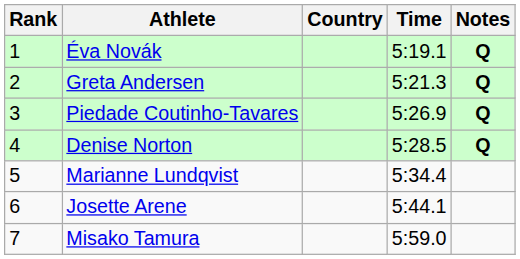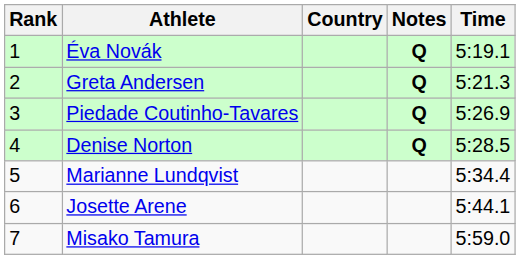columns swapped: (419, 20) <-> (483, 20)
